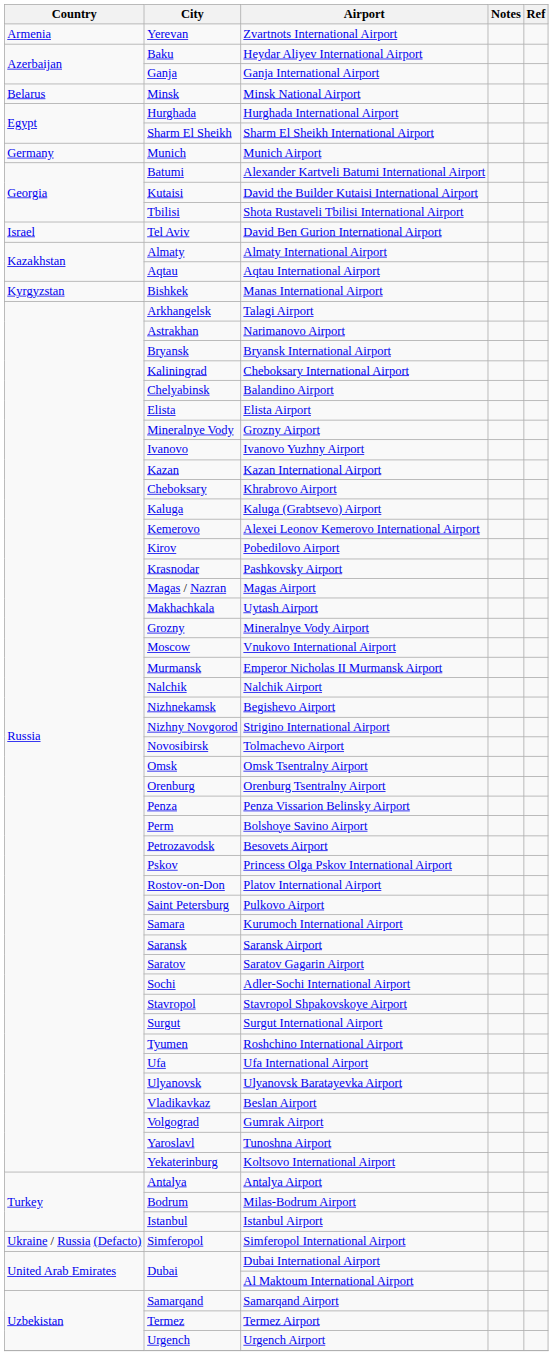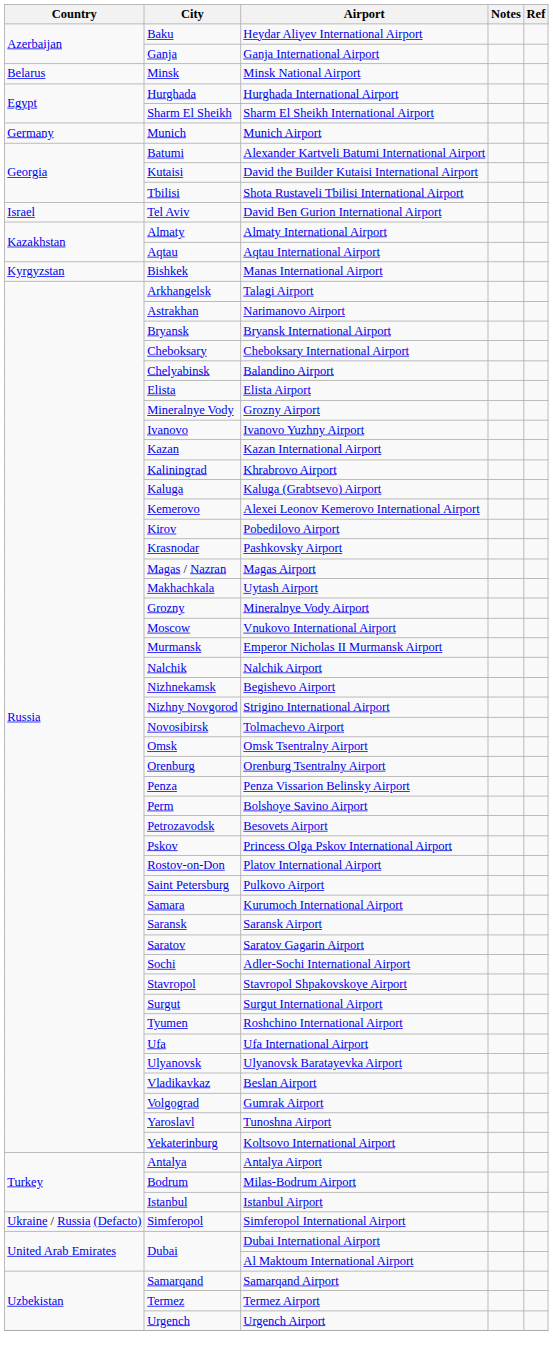- row: (320, 34)
(177, 370) Kaliningrad -> (177, 350) Cheboksary
(177, 489) Cheboksary -> (177, 469) Kaliningrad
